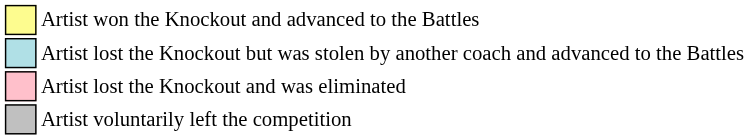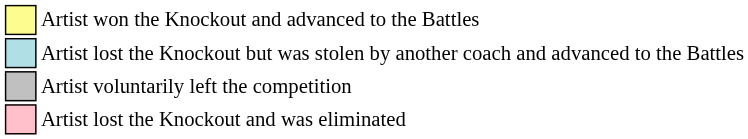rows swapped: (223, 86) <-> (196, 119)
